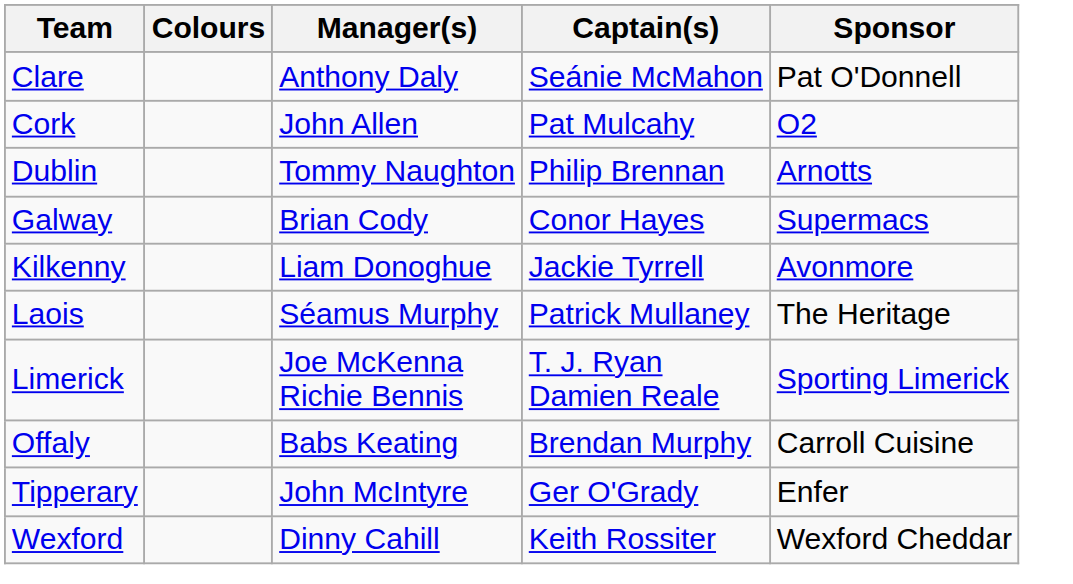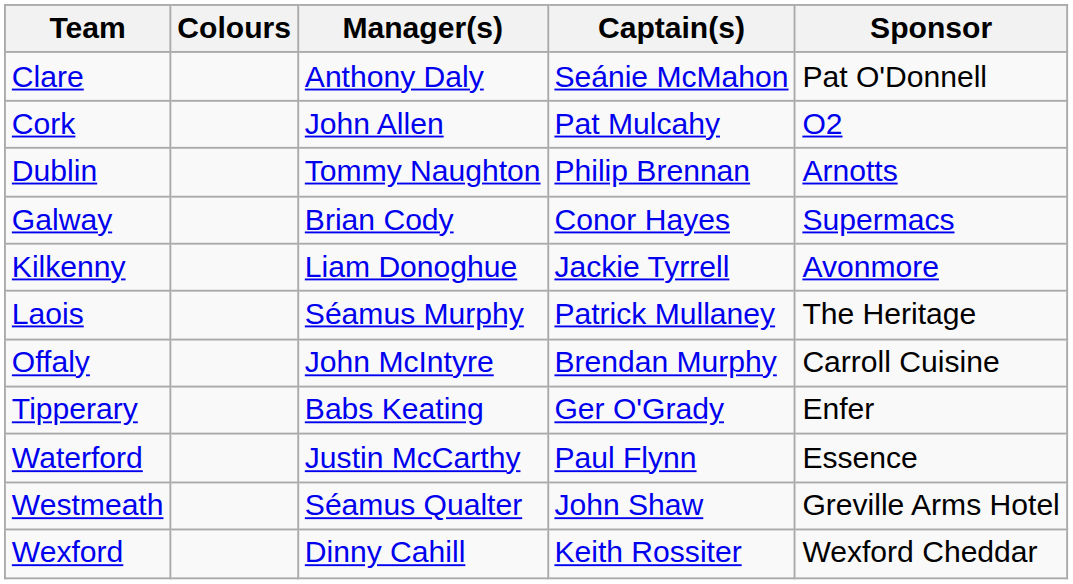- row: (68, 379)
(369, 443) Babs Keating -> (399, 362) John McIntyre
(374, 491) John McIntyre -> (394, 409) Babs Keating
+ row: (77, 457)
+ row: (88, 505)
